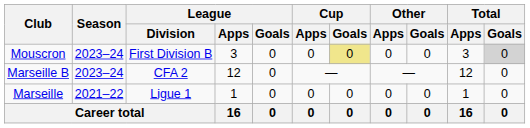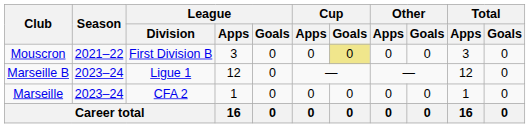(99, 53) 2023–24 -> (99, 53) 2021–22
(505, 53) lightgrey background -> (505, 53) no background
(171, 73) CFA 2 -> (171, 73) Ligue 1
(99, 93) 2021–22 -> (99, 93) 2023–24
(171, 93) Ligue 1 -> (171, 93) CFA 2
